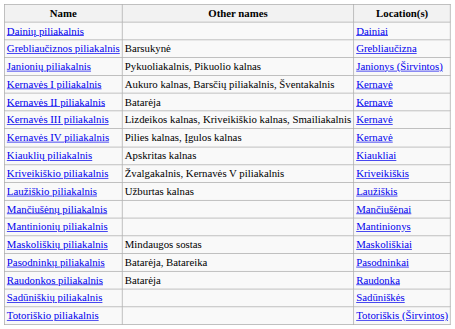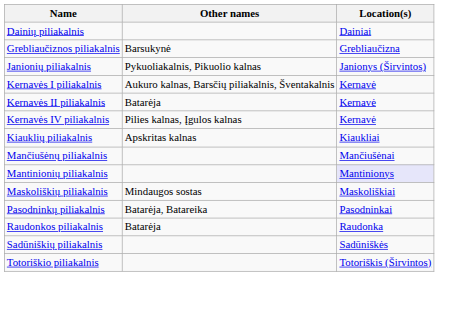- row: (58, 120)
- row: (58, 173)
- row: (52, 191)
(383, 227) no background -> (367, 173) lavender background
